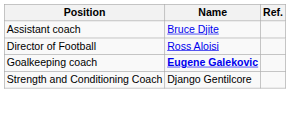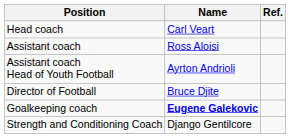+ row: (35, 29)
(193, 29) Bruce Djite -> (193, 46) Ross Aloisi
+ row: (60, 69)
(193, 46) Ross Aloisi -> (193, 91) Bruce Djite
